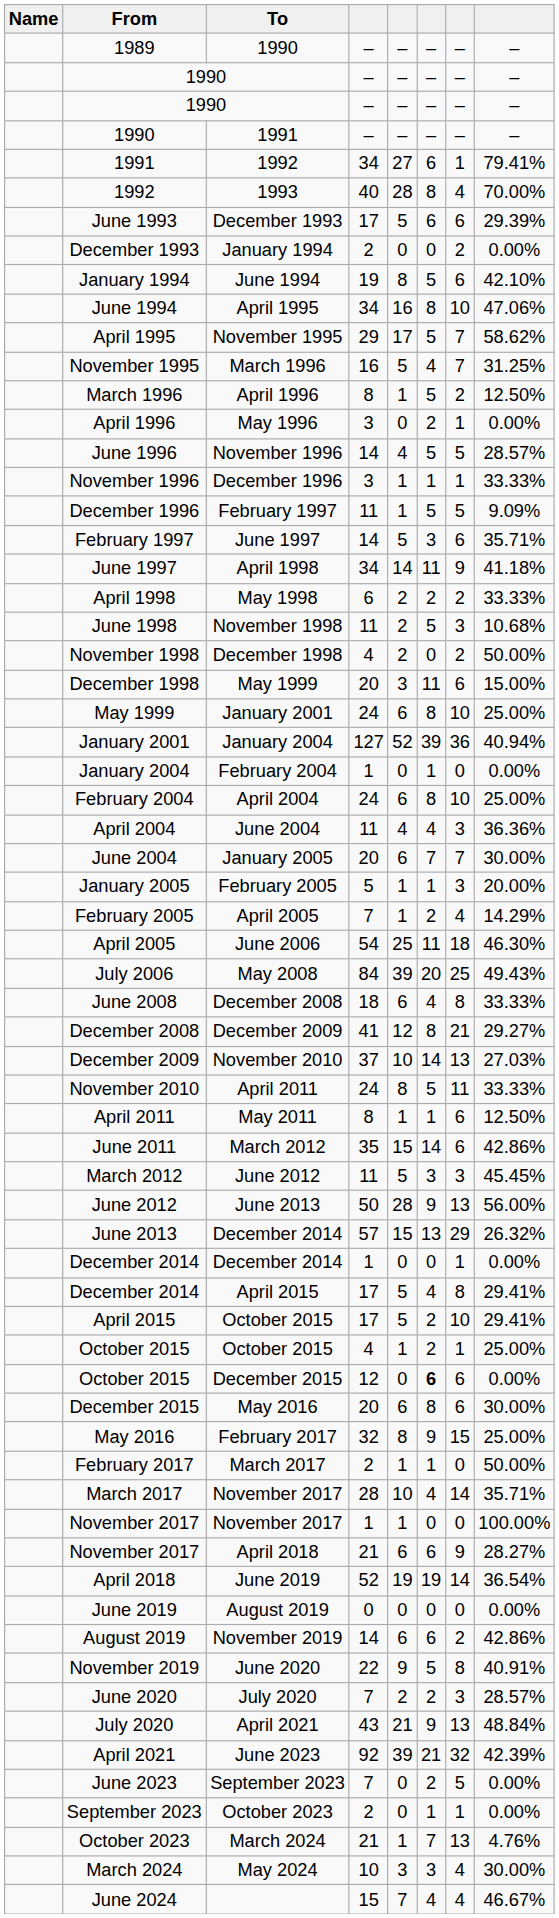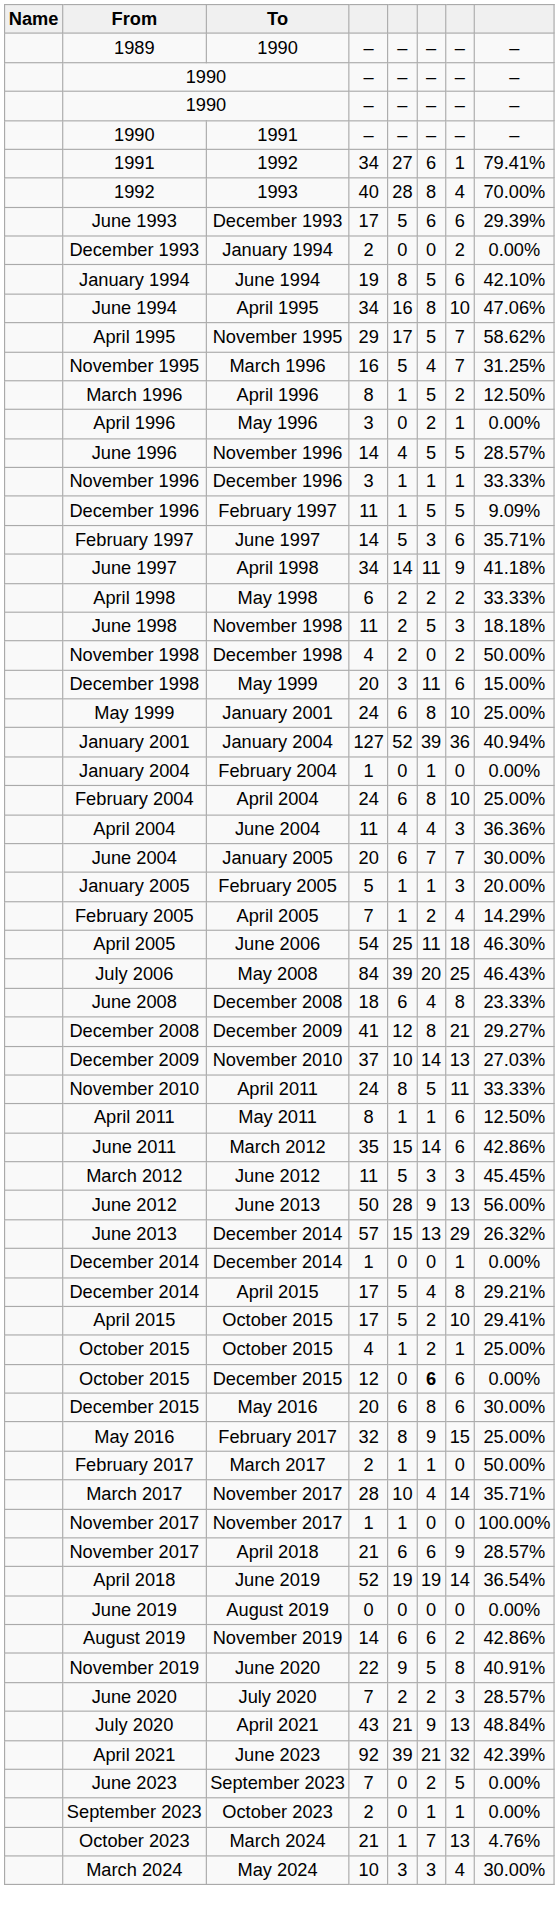(514, 626) 10.68% -> (514, 626) 18.18%
(514, 973) 49.43% -> (514, 973) 46.43%
(514, 1002) 33.33% -> (514, 1002) 23.33%
(514, 1291) 29.41% -> (514, 1291) 29.21%
(514, 1552) 28.27% -> (514, 1552) 28.57%
- row: (134, 1899)
